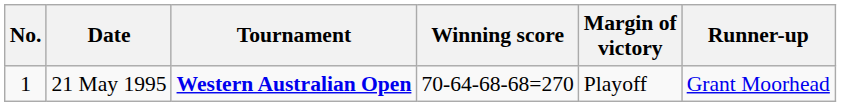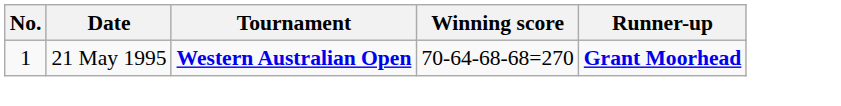- column: (630, 35)
(758, 83) normal -> (663, 58) bold
